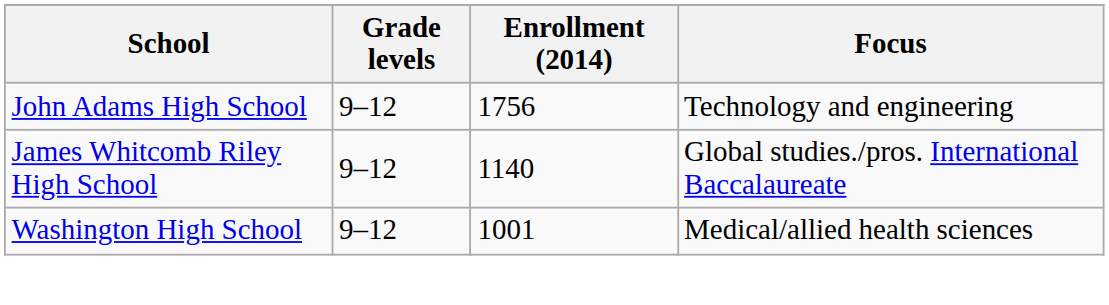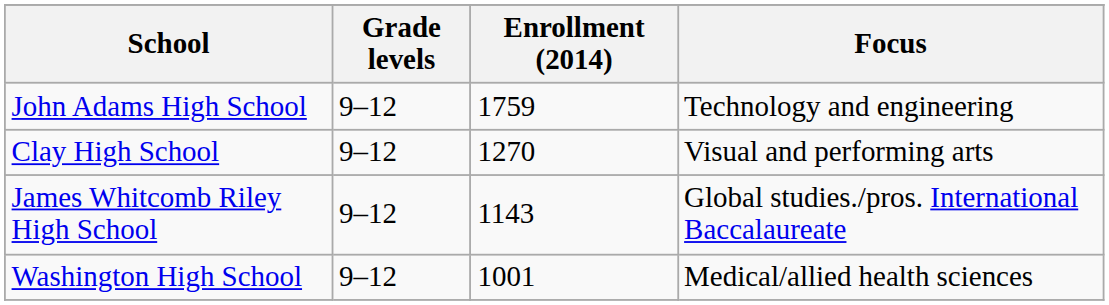(506, 105) 1756 -> (506, 105) 1759
+ row: (115, 151)
(506, 168) 1140 -> (506, 214) 1143
